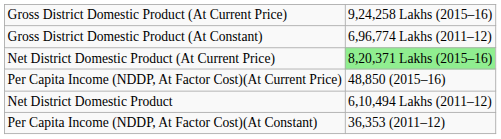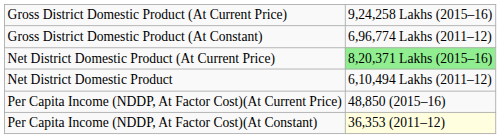rows swapped: (90, 101) <-> (175, 79)
(397, 123) no background -> (397, 123) lightyellow background
